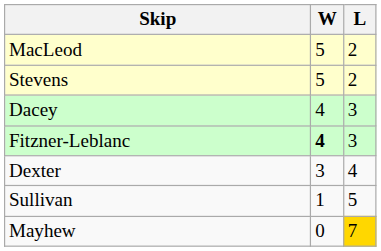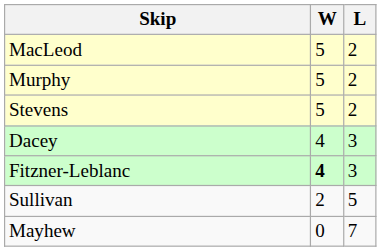+ row: (40, 79)
- row: (35, 170)
(320, 200) 1 -> (320, 200) 2
(353, 230) gold background -> (353, 230) no background
